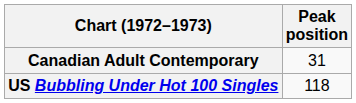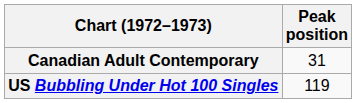(317, 85) 118 -> (317, 85) 119
